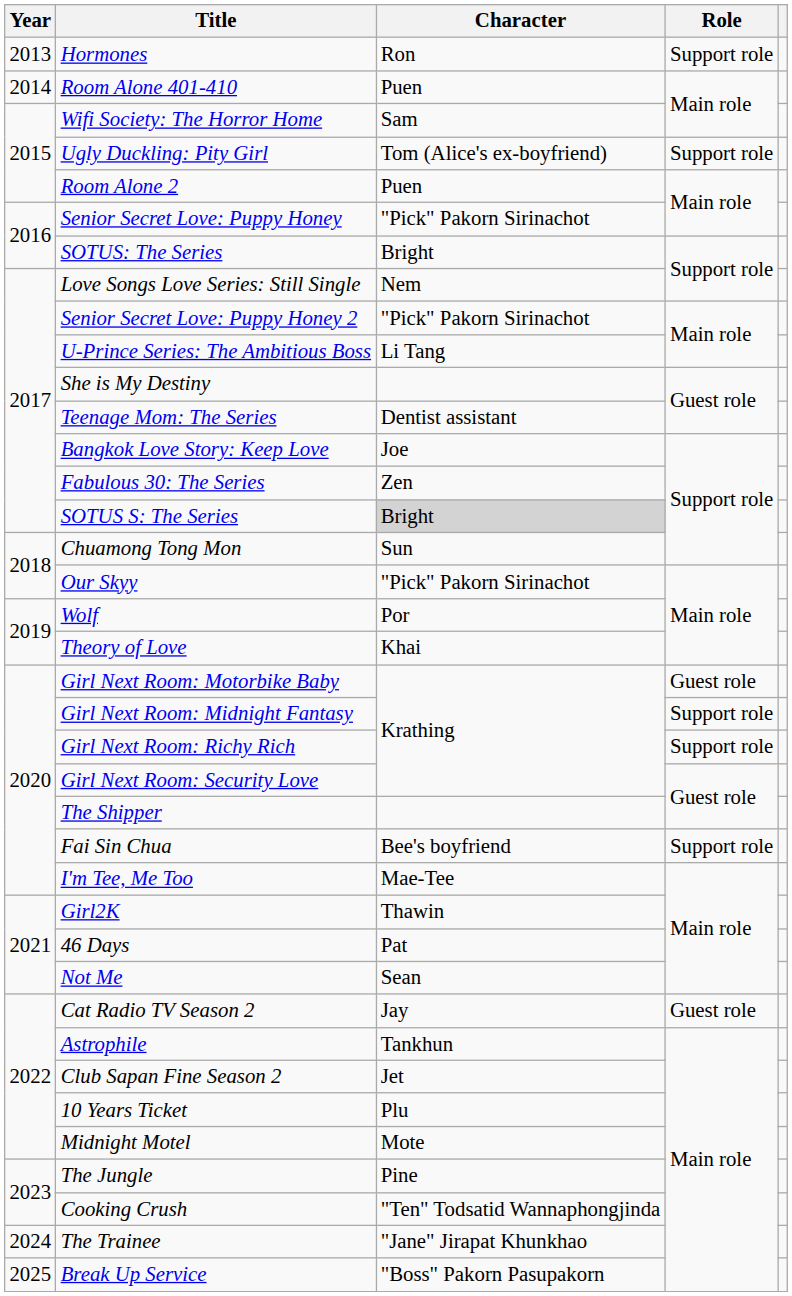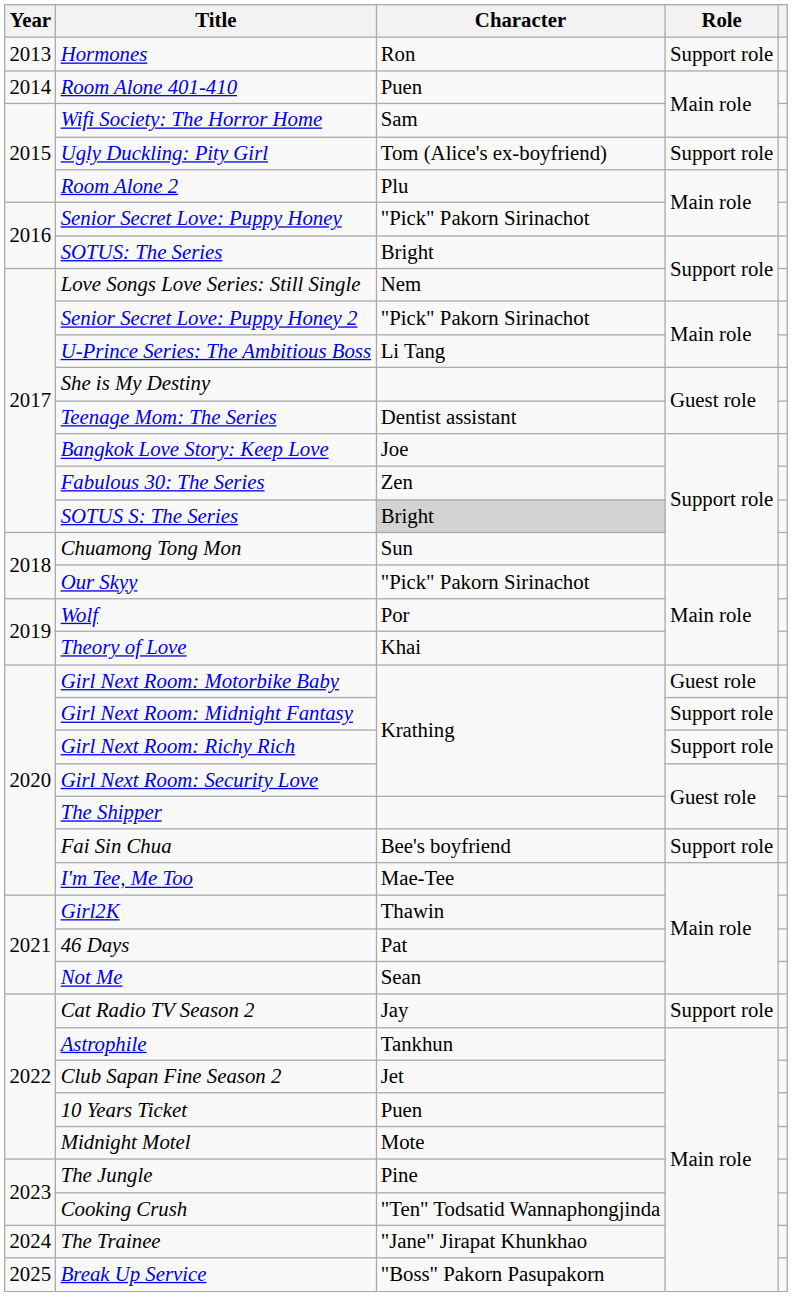(401, 185) Puen -> (395, 185) Plu
(713, 1010) Guest role -> (722, 1010) Support role
(395, 1109) Plu -> (401, 1109) Puen
